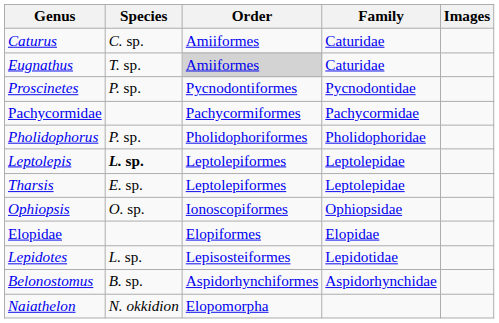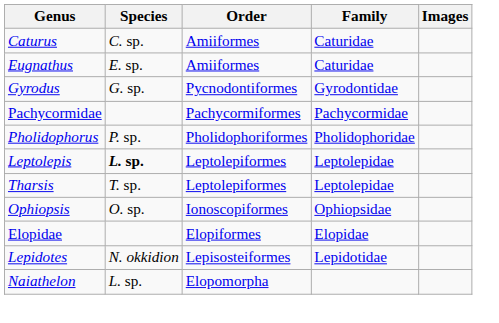(125, 64) T. sp. -> (126, 64) E. sp.
(222, 64) lightgrey background -> (222, 64) no background
+ row: (34, 88)
- row: (43, 88)
(126, 185) E. sp. -> (125, 185) T. sp.
(125, 257) L. sp. -> (144, 257) N. okkidion
- row: (51, 281)
(144, 305) N. okkidion -> (125, 281) L. sp.
